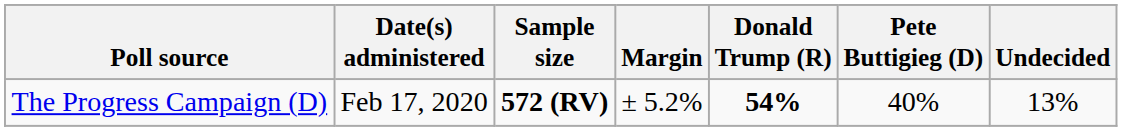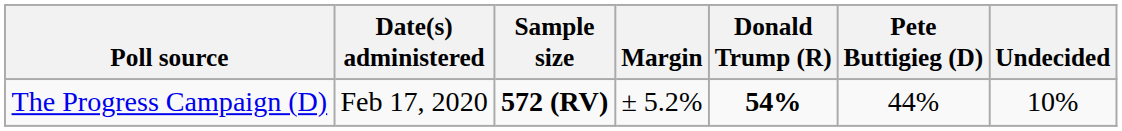(913, 102) 40% -> (913, 102) 44%
(1053, 102) 13% -> (1053, 102) 10%
